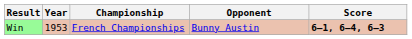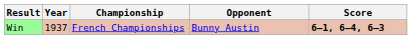(56, 27) 1953 -> (56, 27) 1937
